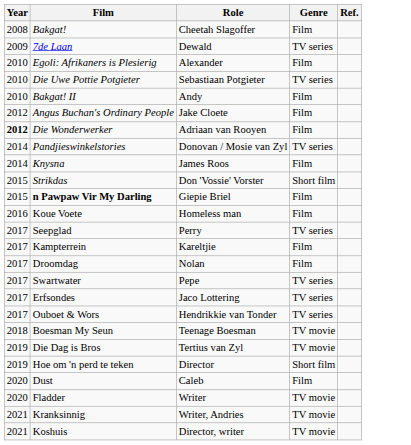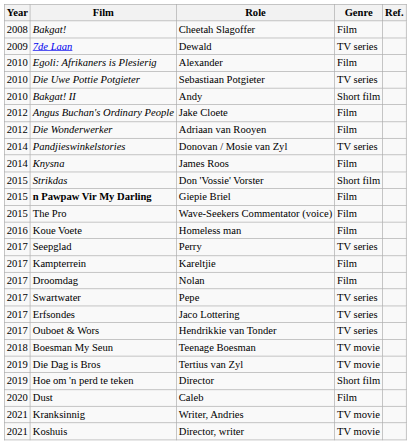(302, 96) Film -> (359, 96) Short film
(17, 130) bold -> (17, 130) normal
+ row: (50, 213)
- row: (49, 398)
